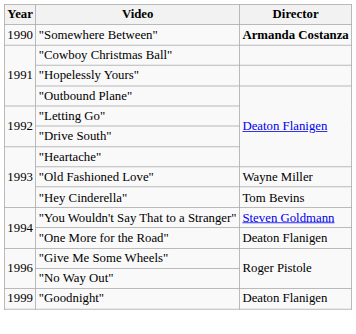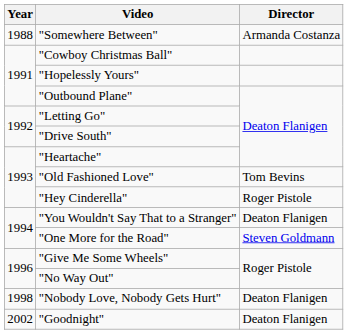(20, 34) 1990 -> (20, 34) 1988
(296, 34) bold -> (291, 34) normal
(278, 177) Wayne Miller -> (273, 177) Tom Bevins
(273, 197) Tom Bevins -> (277, 197) Roger Pistole
(288, 217) Steven Goldmann -> (285, 217) Deaton Flanigen
(285, 237) Deaton Flanigen -> (288, 237) Steven Goldmann
+ row: (130, 298)
(20, 298) 1999 -> (20, 319) 2002
